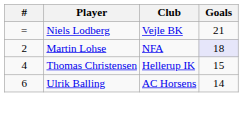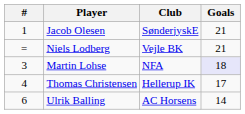+ row: (76, 30)
(24, 48) 2 -> (24, 65) 3
(219, 65) 15 -> (221, 83) 17
